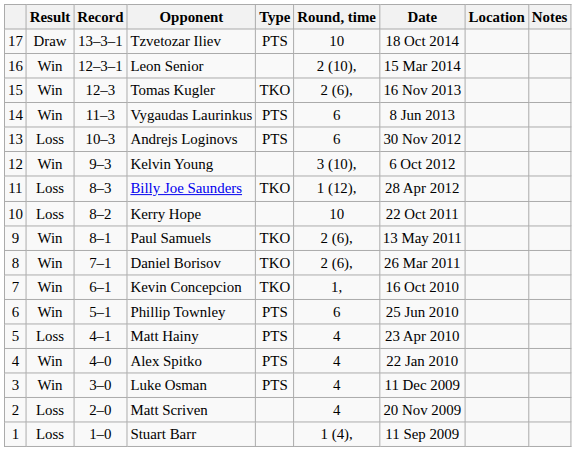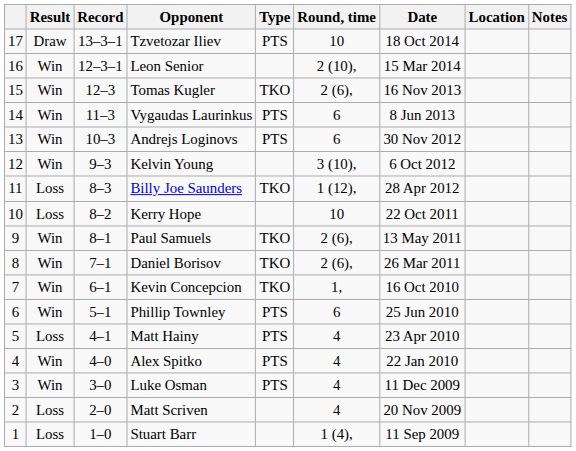(50, 139) Loss -> (50, 139) Win
